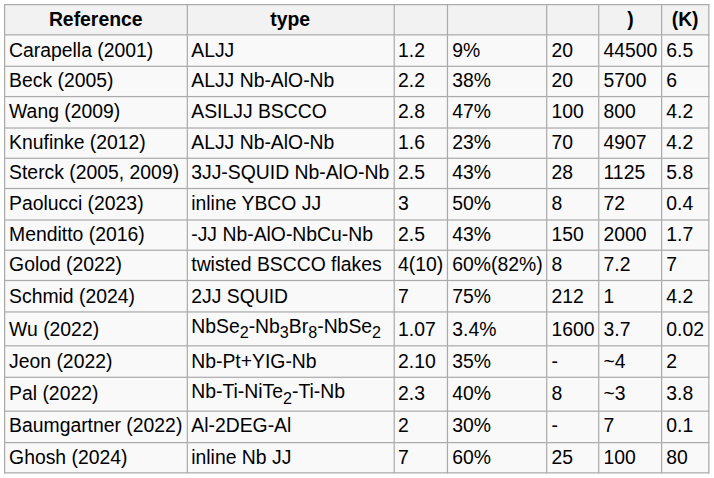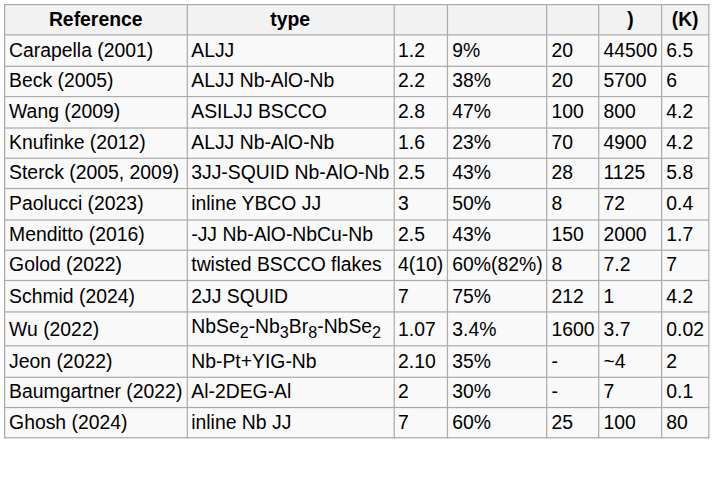(625, 142) 4907 -> (625, 142) 4900
- row: (54, 394)
